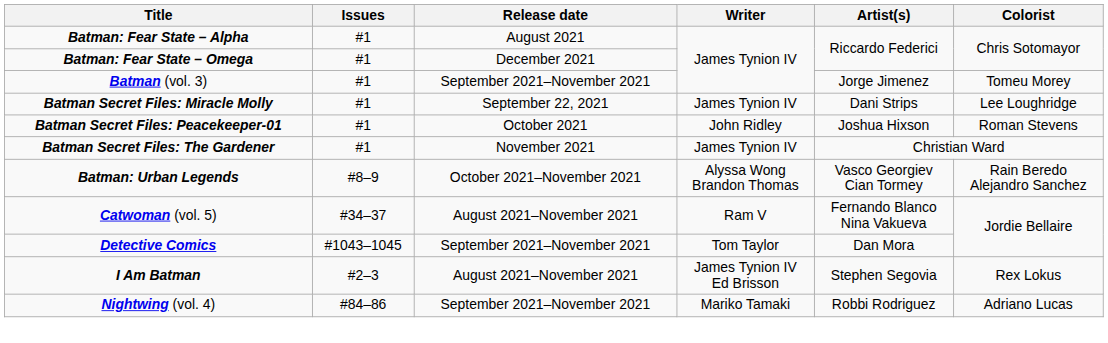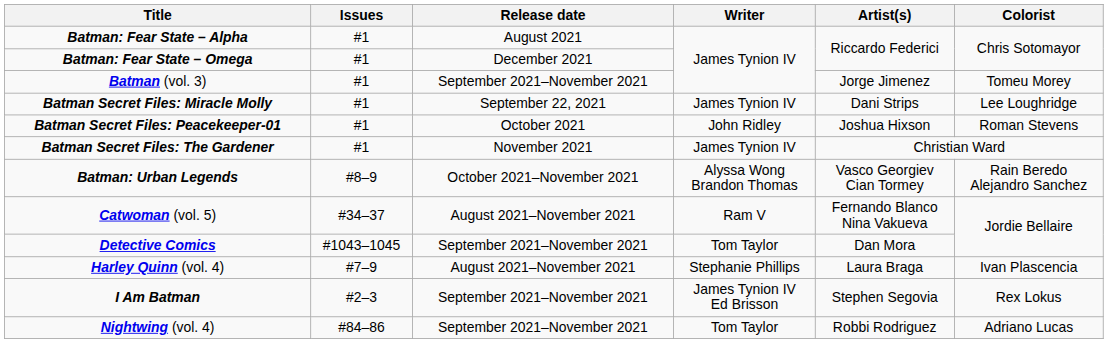+ row: (158, 267)
(545, 275) August 2021–November 2021 -> (543, 297) September 2021–November 2021
(745, 305) Mariko Tamaki -> (744, 327) Tom Taylor
